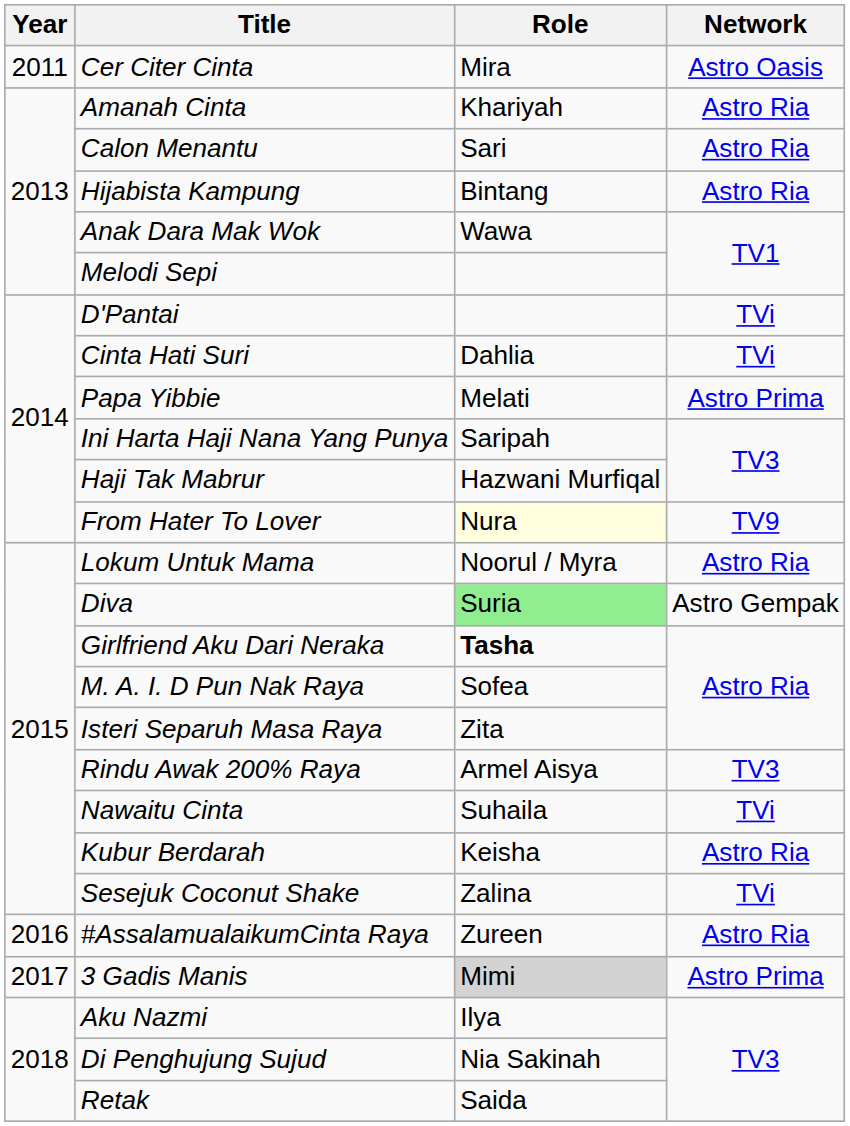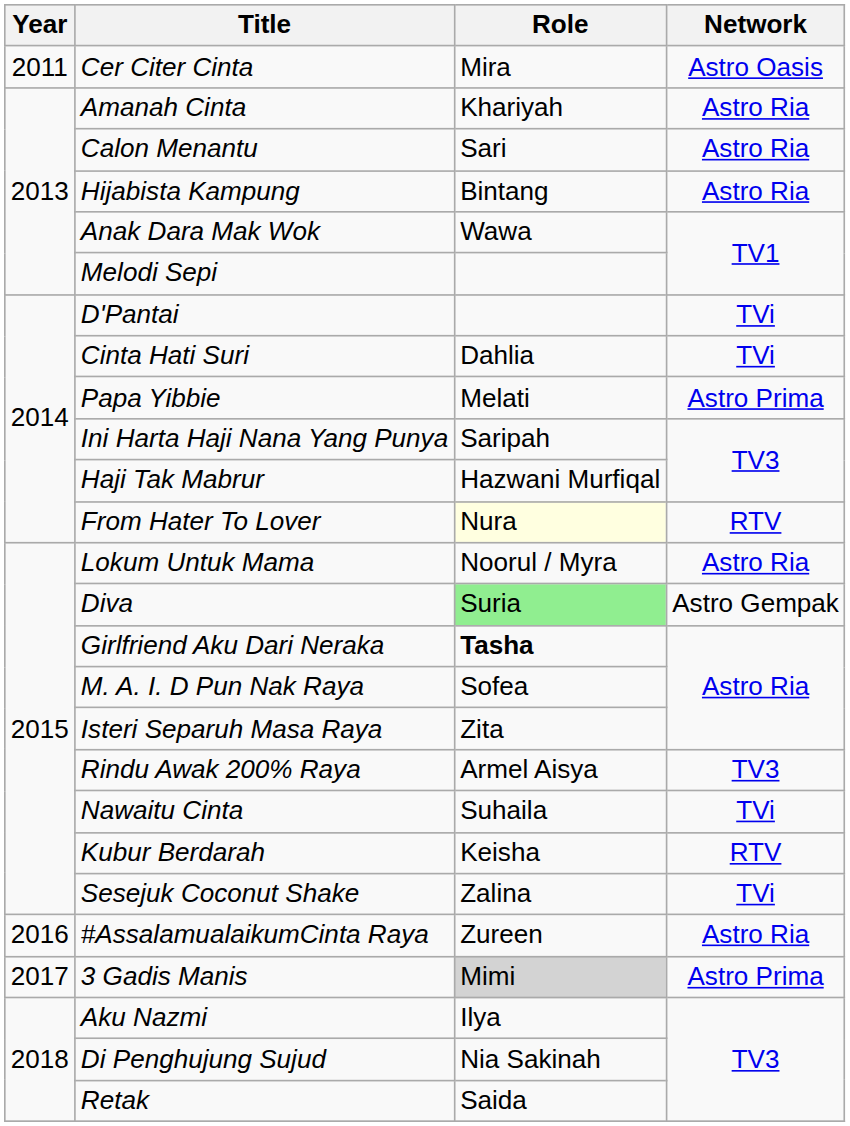(756, 521) TV9 -> (756, 521) RTV
(756, 852) Astro Ria -> (756, 852) RTV
